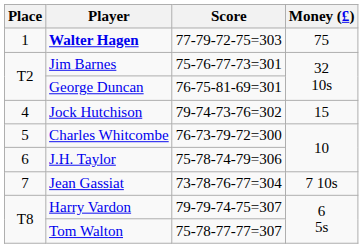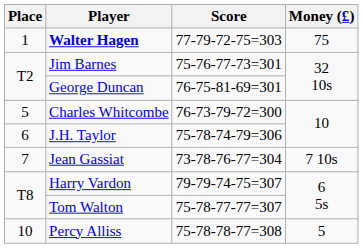- row: (96, 111)
+ row: (85, 231)
